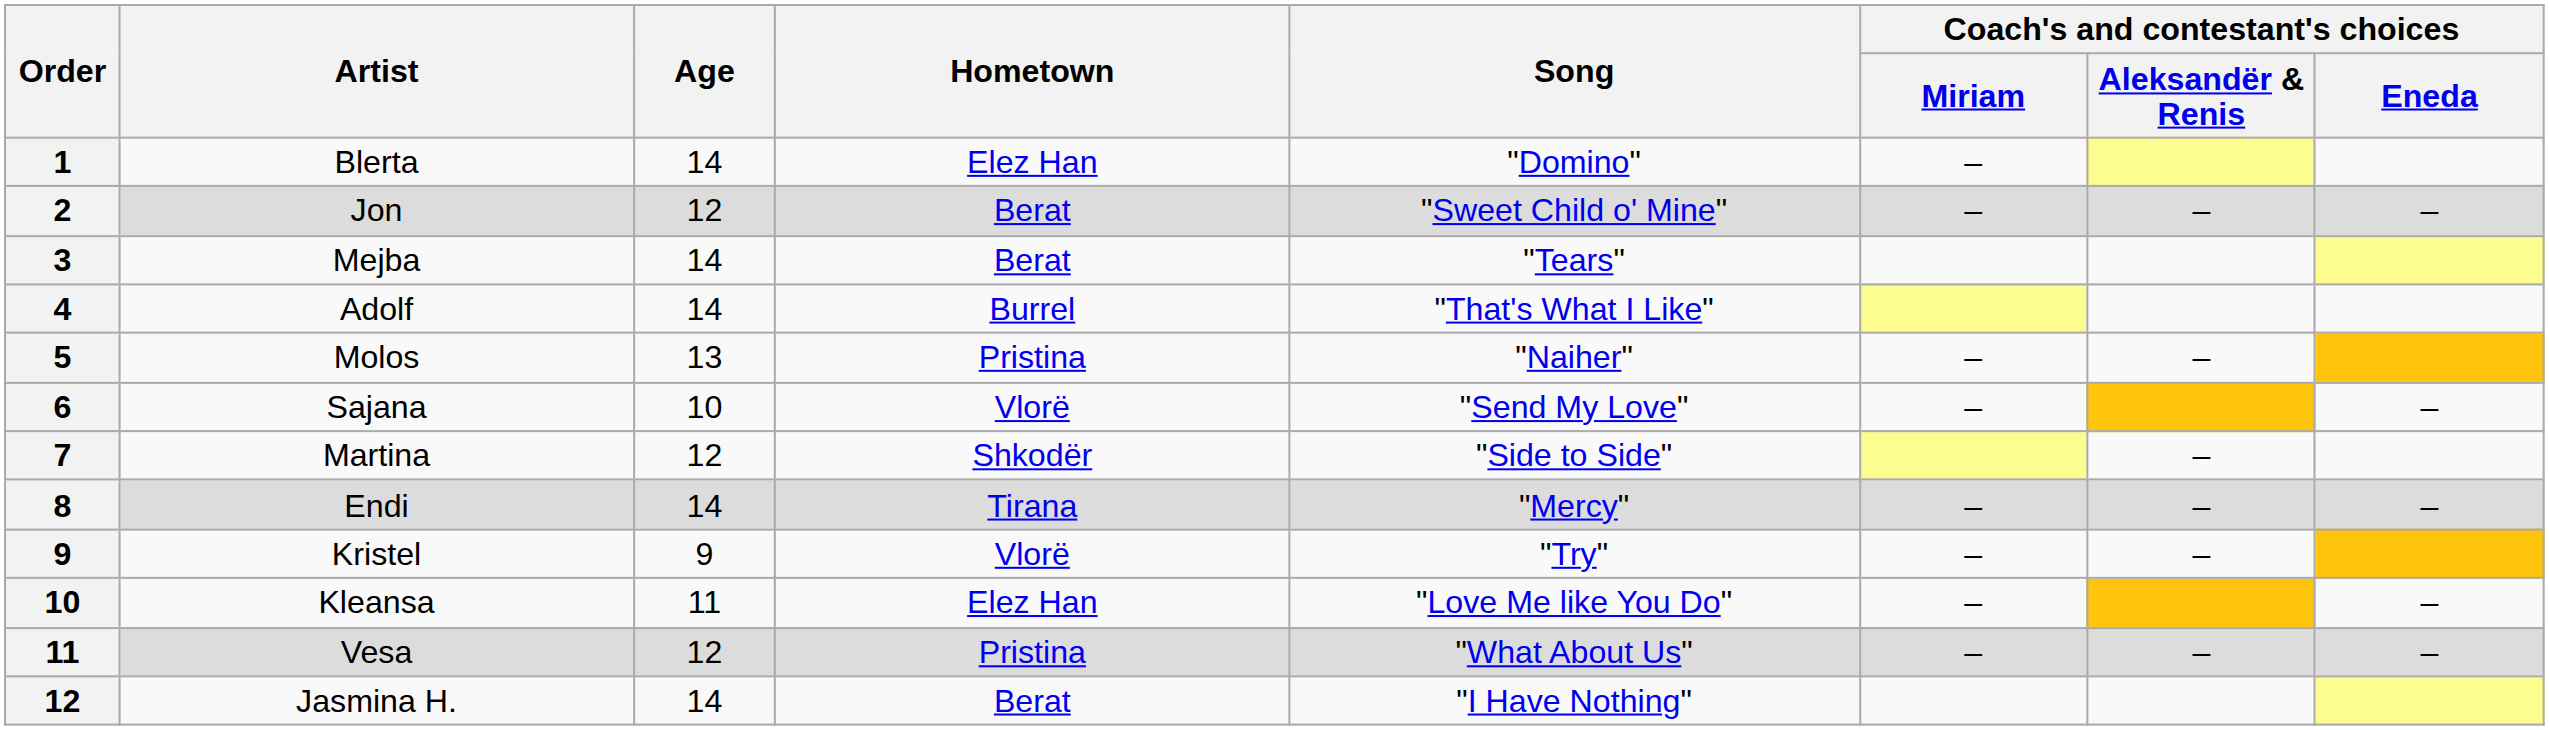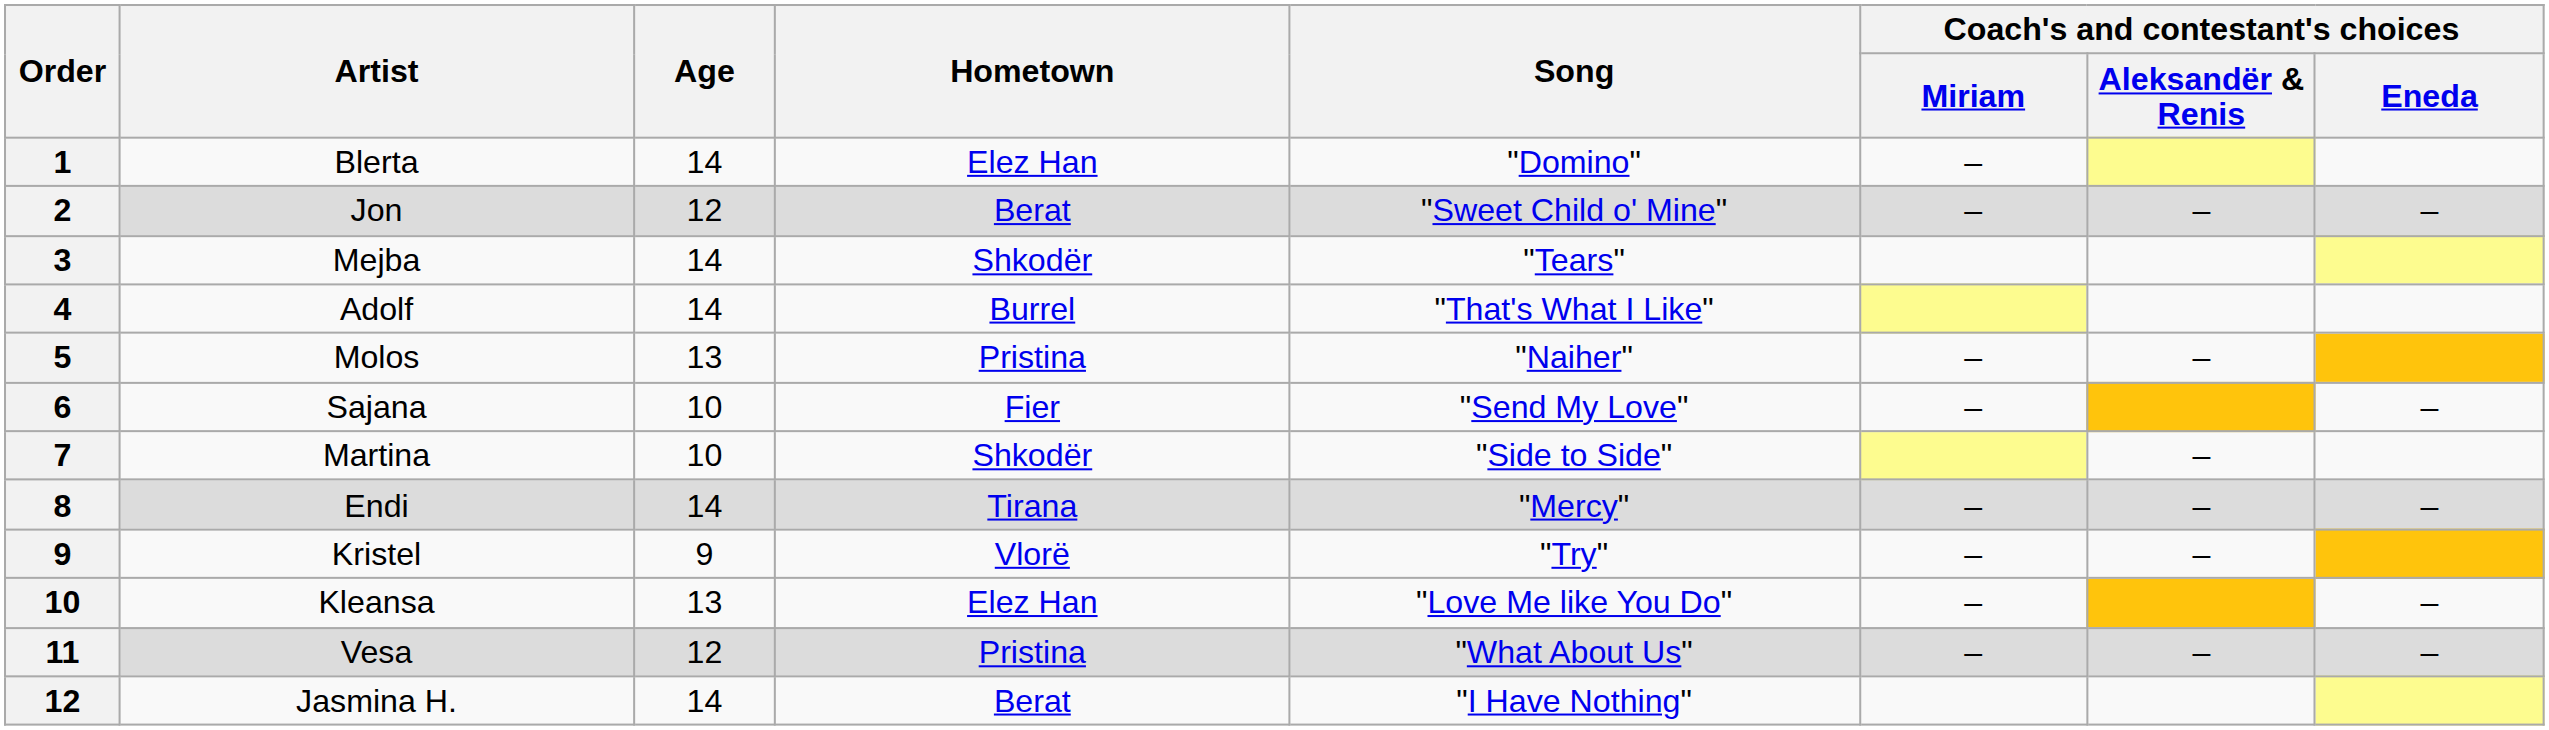(1032, 260) Berat -> (1032, 260) Shkodër
(1032, 407) Vlorë -> (1032, 407) Fier
(704, 456) 12 -> (704, 456) 10
(704, 603) 11 -> (704, 603) 13
